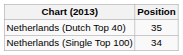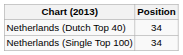(157, 27) 35 -> (157, 27) 34
